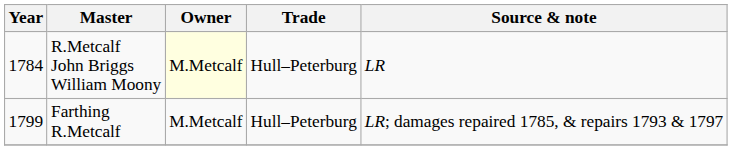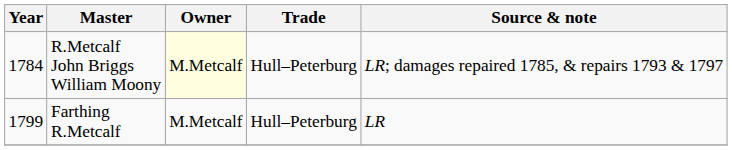(375, 65) LR -> (544, 65) LR; damages repaired 1785, & repairs 1793 & 1797
(544, 121) LR; damages repaired 1785, & repairs 1793 & 1797 -> (375, 121) LR
